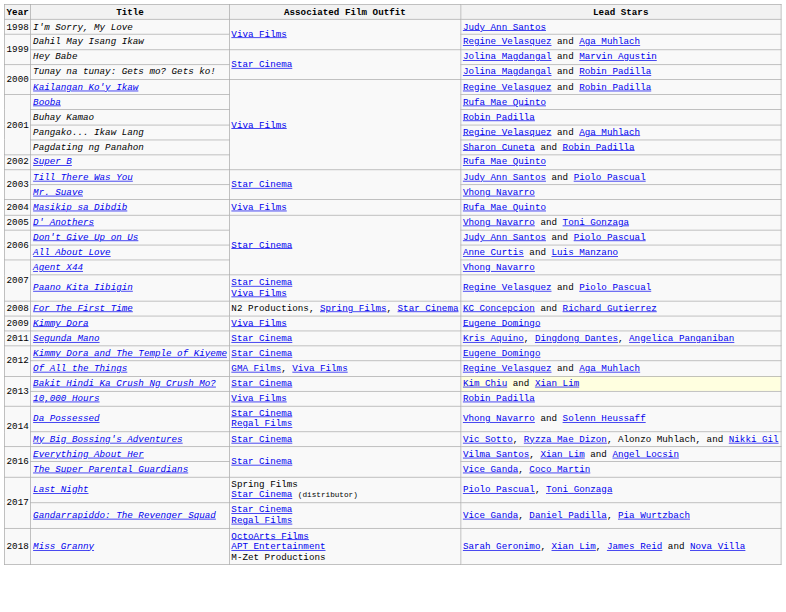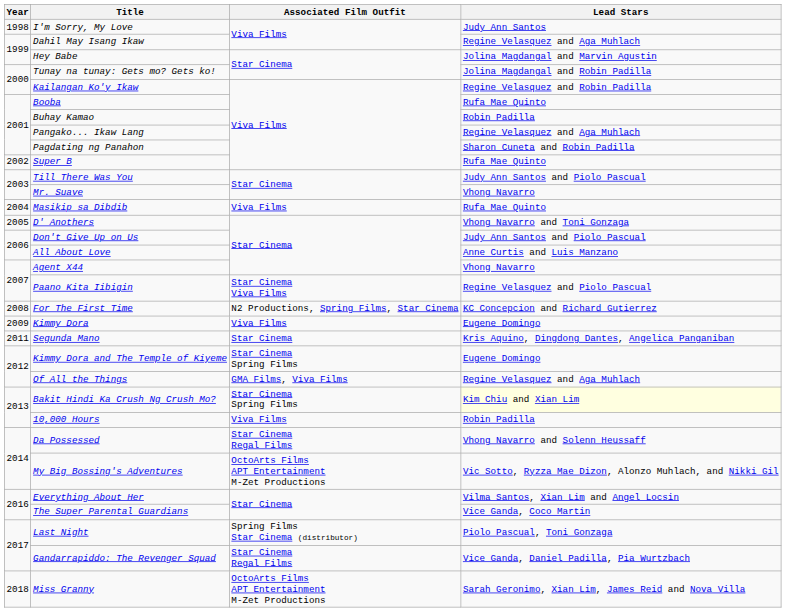(262, 353) Star Cinema -> (265, 359) Star Cinema Spring Films
(262, 384) Star Cinema -> (265, 400) Star Cinema Spring Films
(262, 439) Star Cinema -> (278, 471) OctoArts Films APT Entertainment M-Zet Productions
